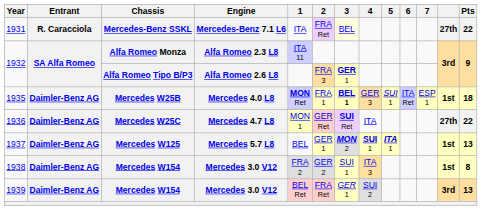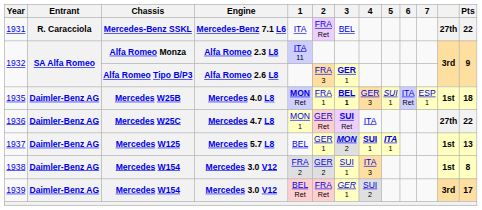(347, 29) lightyellow background -> (347, 29) no background
(468, 190) 13 -> (468, 190) 17
